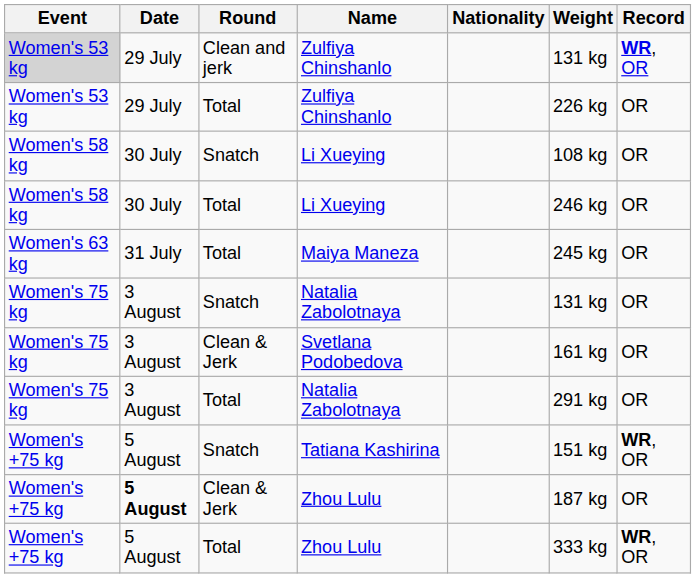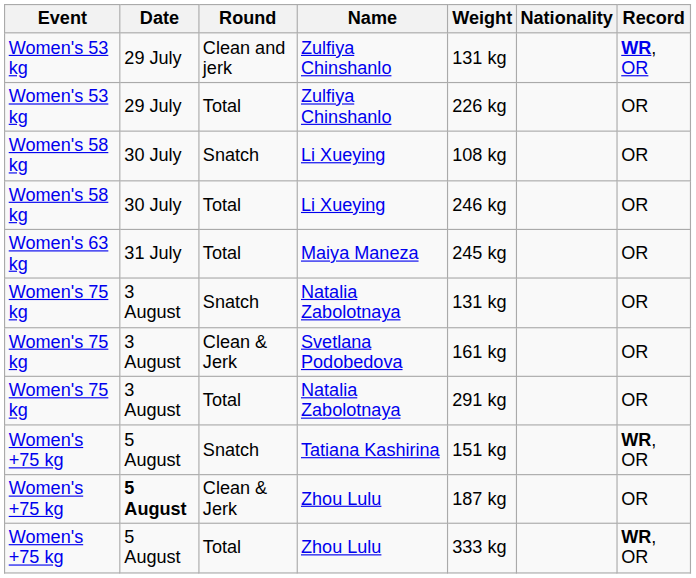columns swapped: (498, 18) <-> (583, 18)
(59, 57) lightgrey background -> (59, 57) no background
